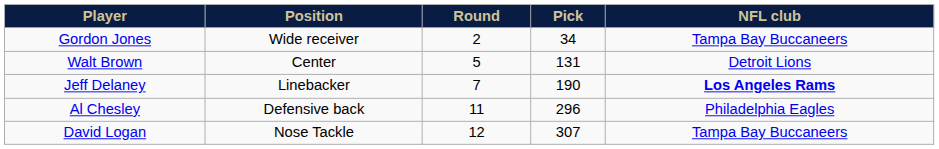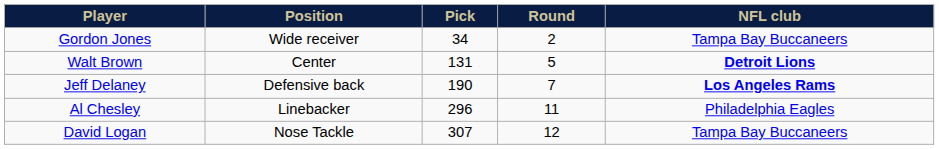columns swapped: (477, 16) <-> (568, 16)
(770, 62) normal -> (770, 62) bold
(314, 86) Linebacker -> (314, 86) Defensive back
(314, 109) Defensive back -> (314, 109) Linebacker
